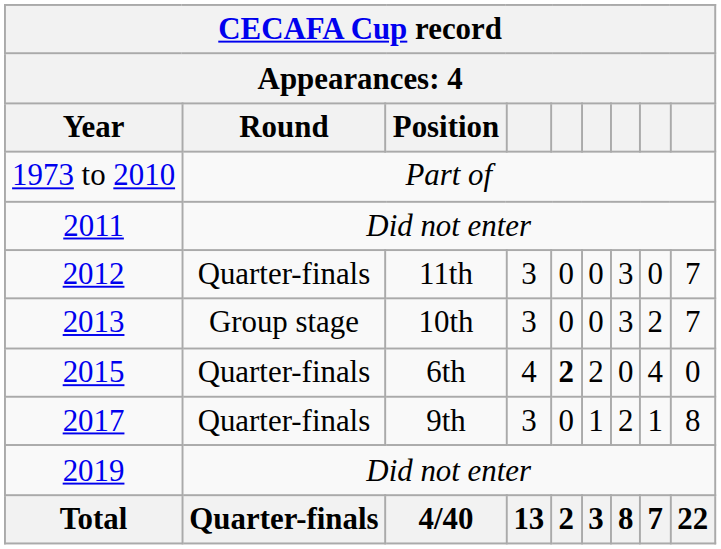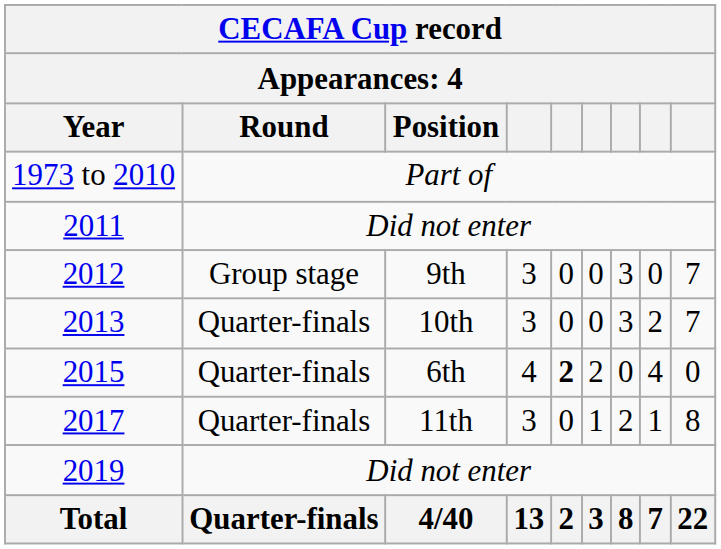(284, 273) Quarter-finals -> (284, 273) Group stage
(446, 273) 11th -> (446, 273) 9th
(284, 322) Group stage -> (284, 322) Quarter-finals
(446, 420) 9th -> (446, 420) 11th
